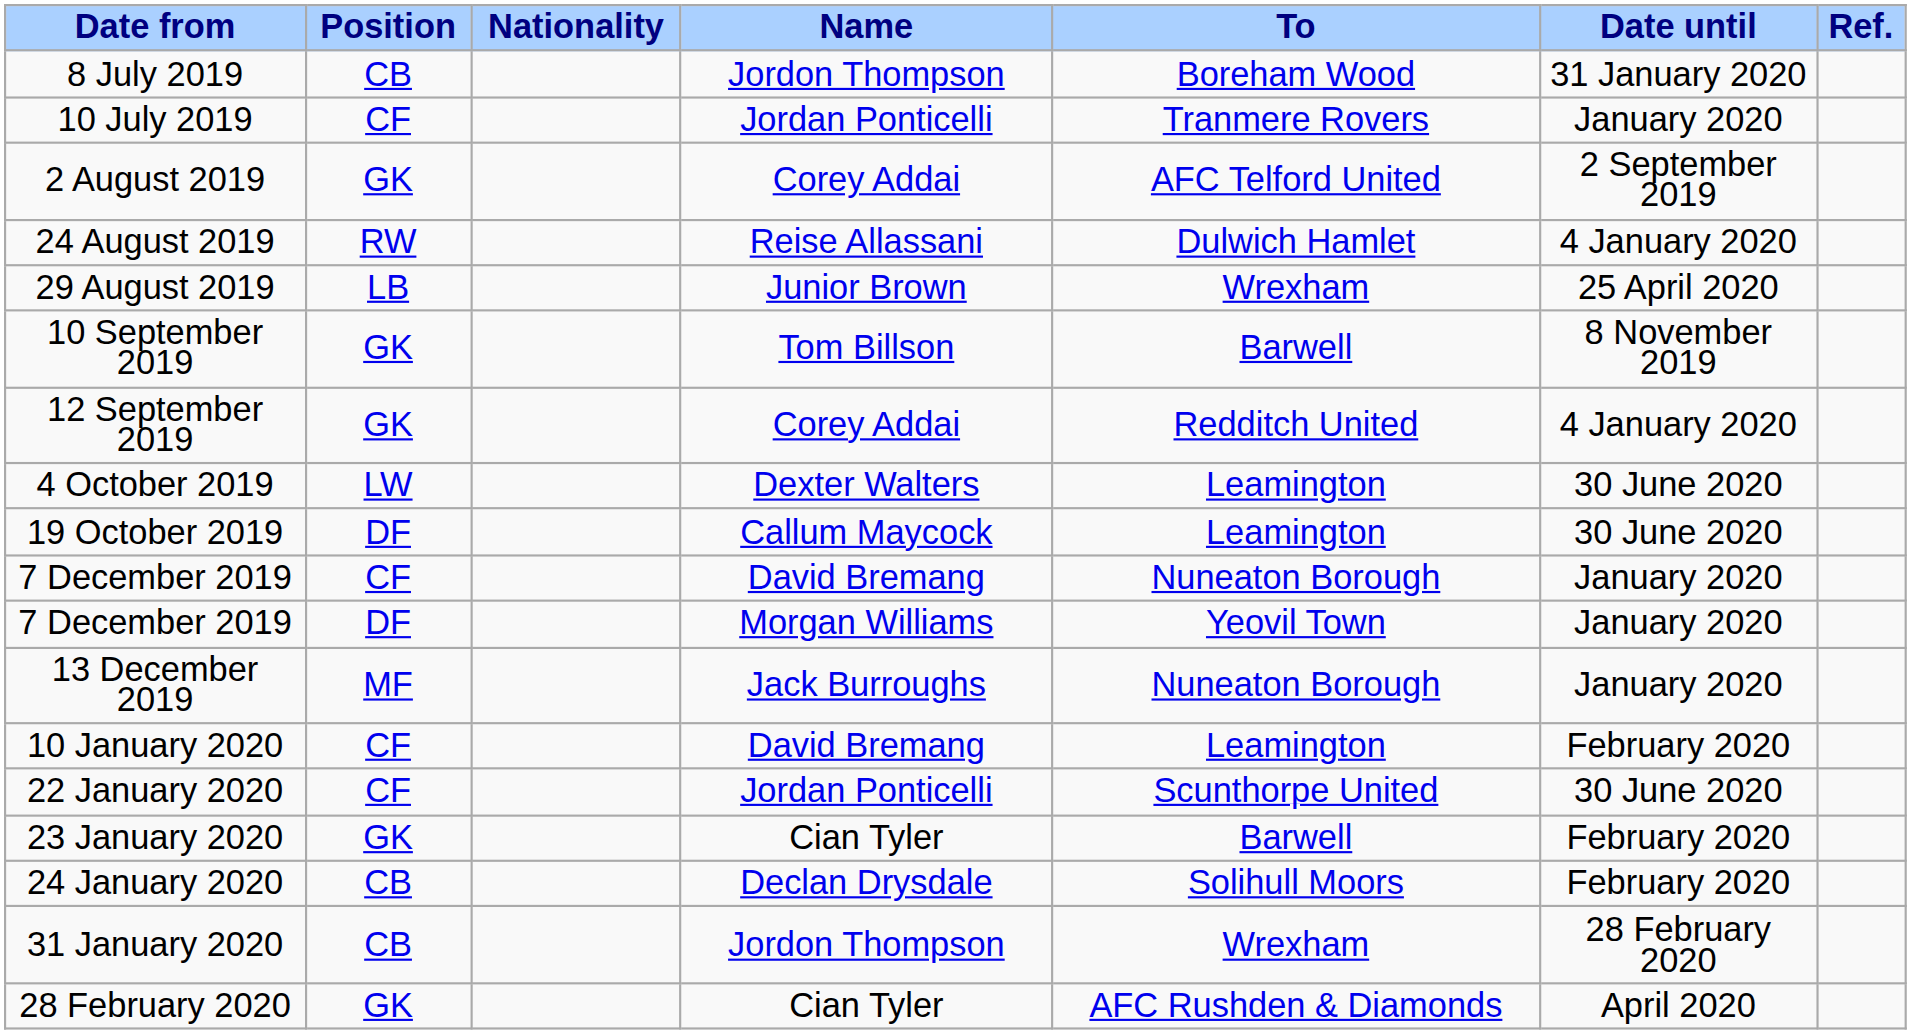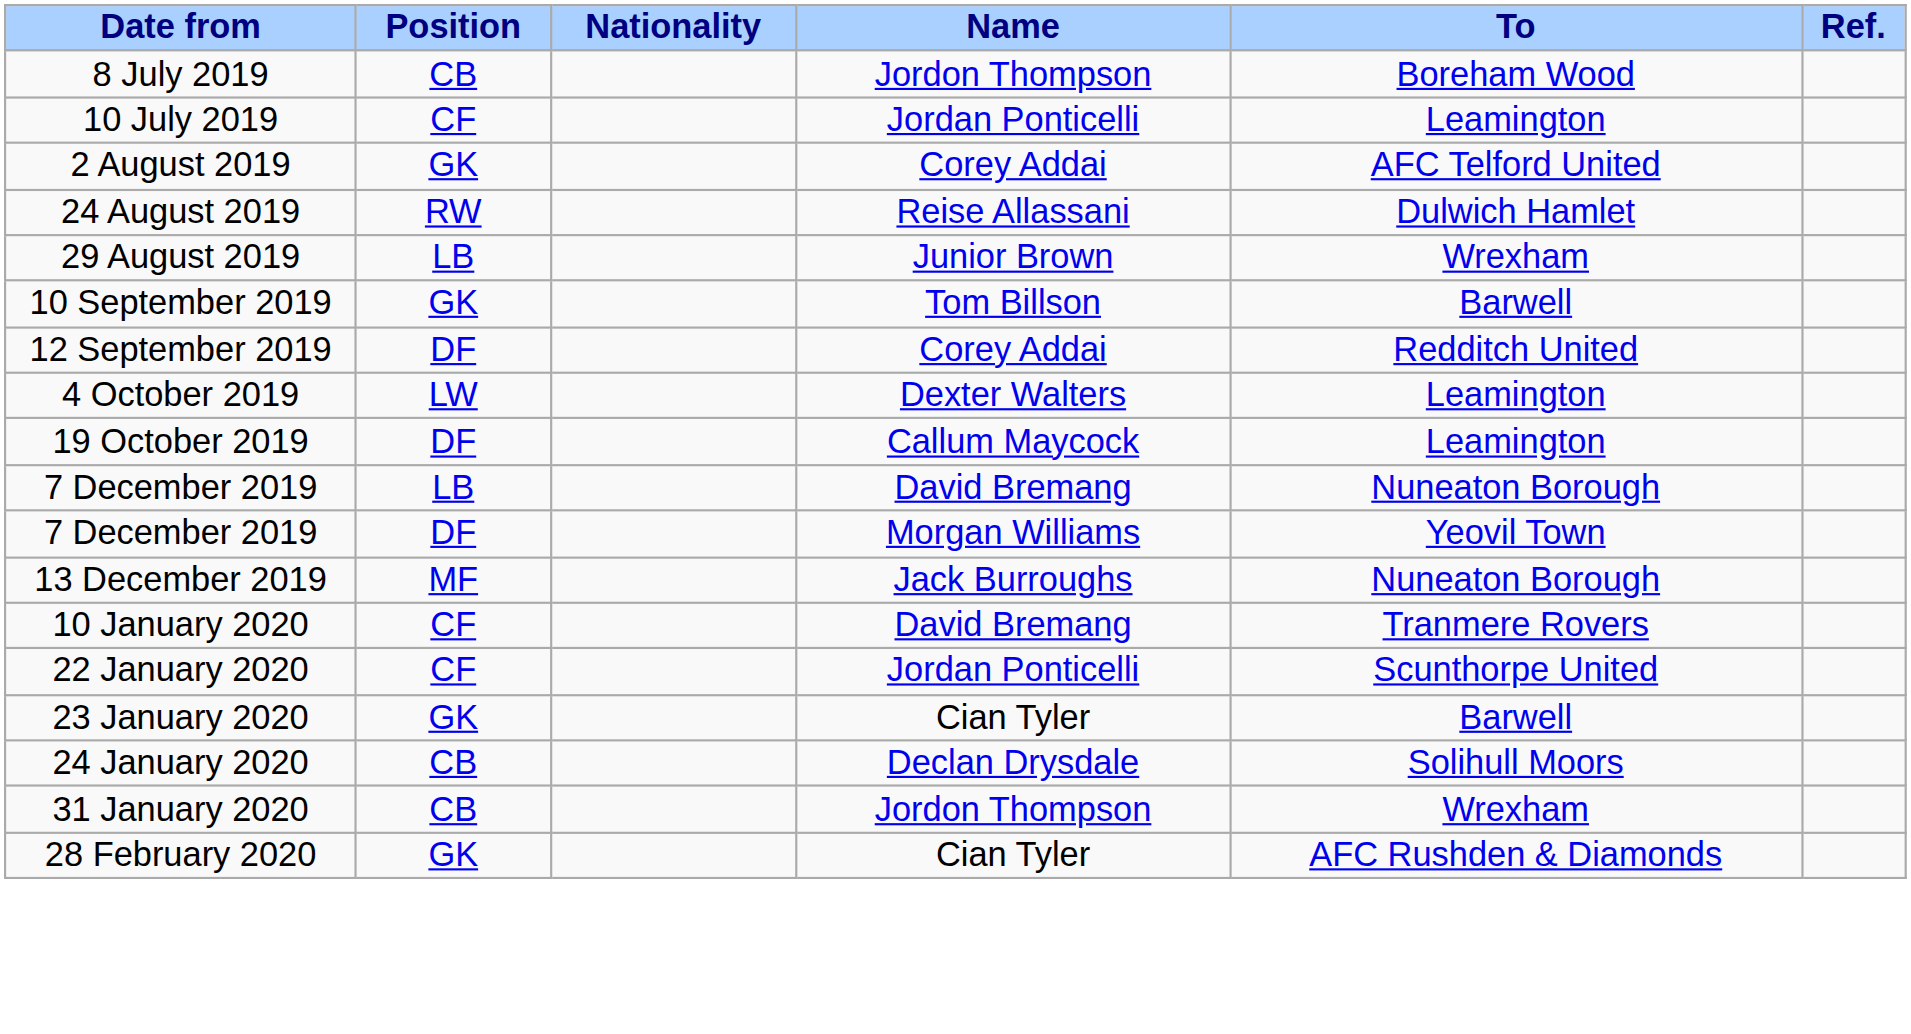- column: (1678, 27)
(1296, 119) Tranmere Rovers -> (1516, 119) Leamington
(388, 424) GK -> (453, 349) DF
(388, 577) CF -> (453, 487) LB
(1296, 745) Leamington -> (1516, 624) Tranmere Rovers
